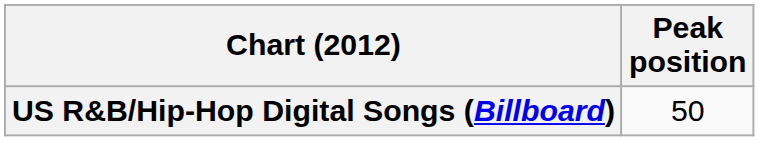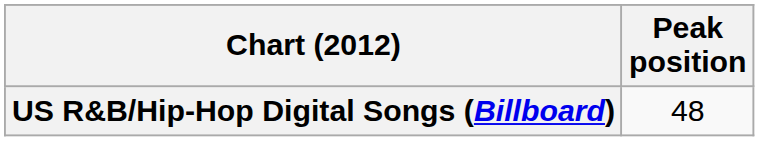(688, 110) 50 -> (688, 110) 48
